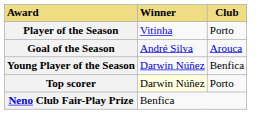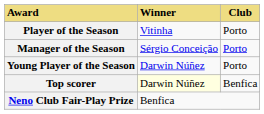+ row: (71, 48)
- row: (71, 48)
(227, 65) Benfica -> (235, 65) Porto
(222, 83) Porto -> (240, 83) Benfica
